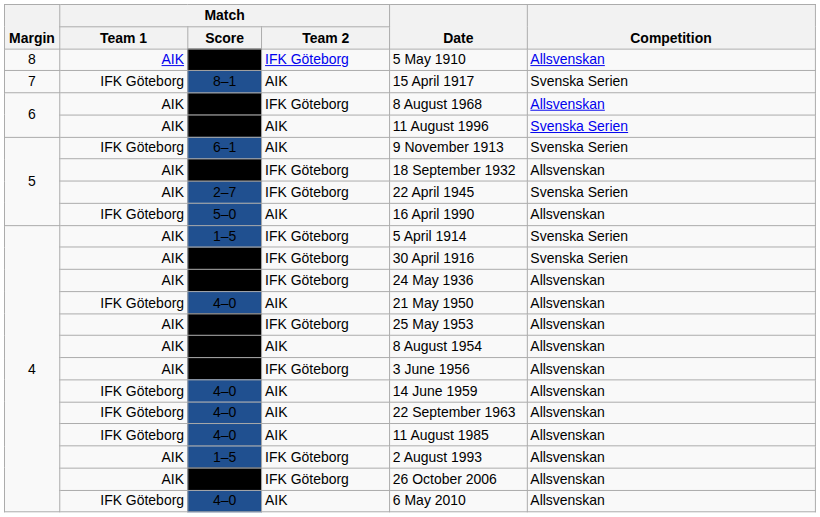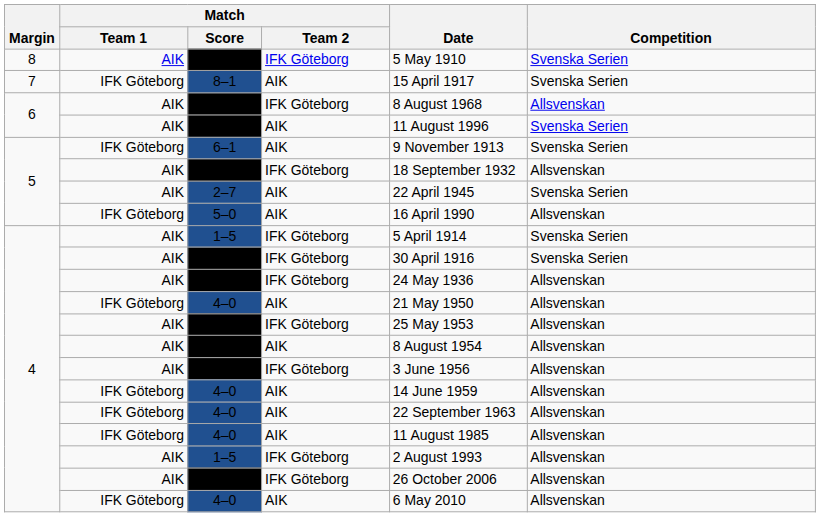(568, 60) Allsvenskan -> (579, 60) Svenska Serien
(307, 192) IFK Göteborg -> (276, 192) AIK
